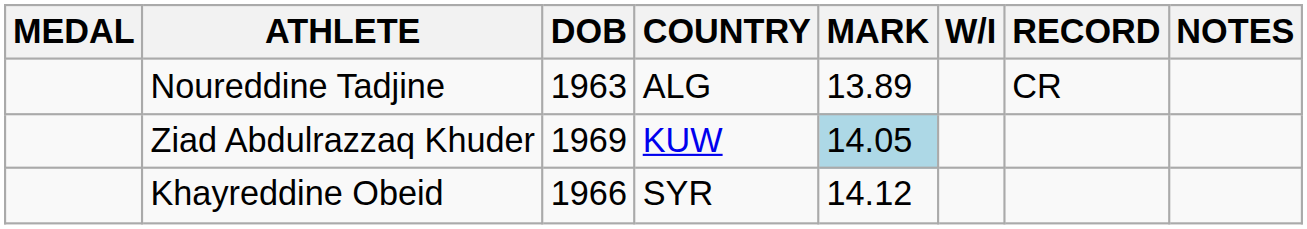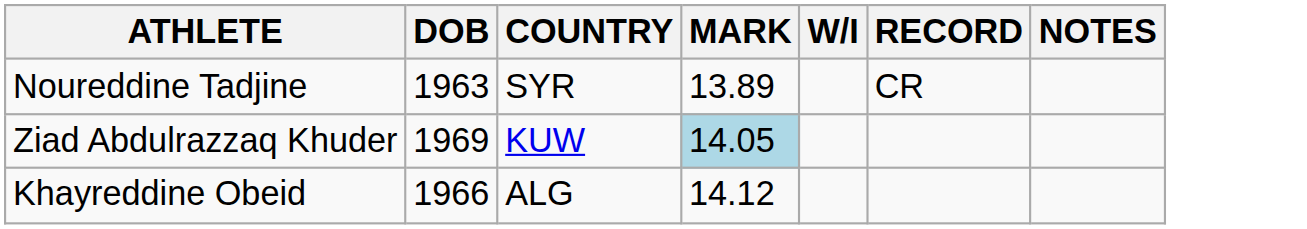- column: (74, 31)
(677, 85) ALG -> (540, 85) SYR
(678, 194) SYR -> (539, 194) ALG
